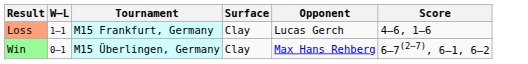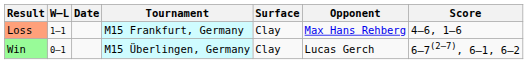+ column: (87, 13)
(309, 30) Lucas Gerch -> (355, 30) Max Hans Rehberg
(325, 49) Max Hans Rehberg -> (339, 49) Lucas Gerch
